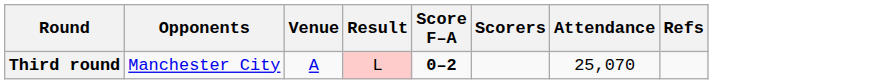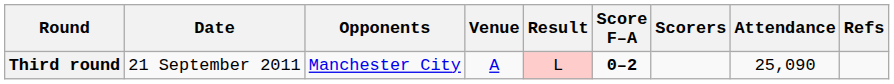+ column: (214, 28)
(605, 65) 25,070 -> (785, 65) 25,090
